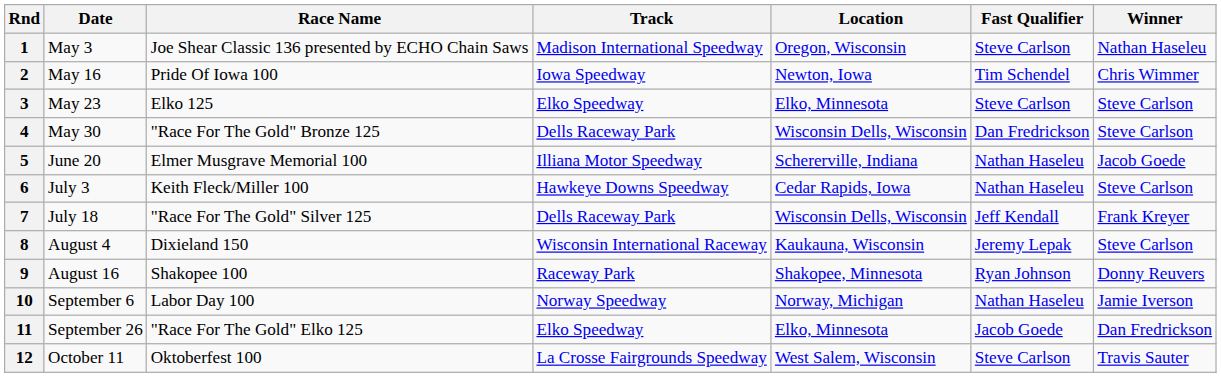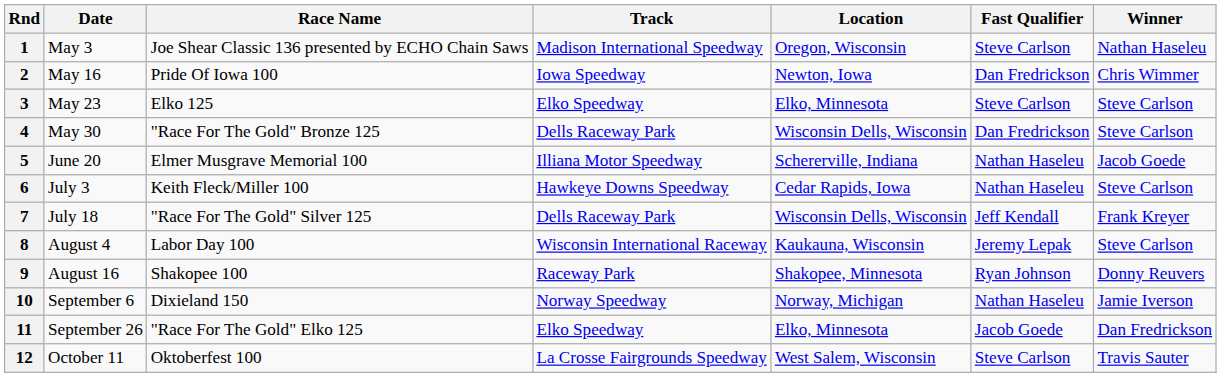(1022, 75) Tim Schendel -> (1032, 75) Dan Fredrickson
(199, 245) Dixieland 150 -> (203, 245) Labor Day 100
(203, 301) Labor Day 100 -> (199, 301) Dixieland 150
